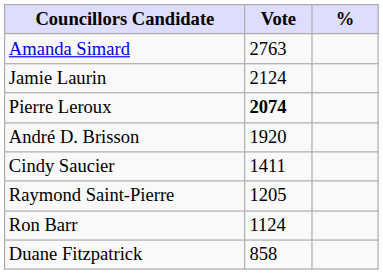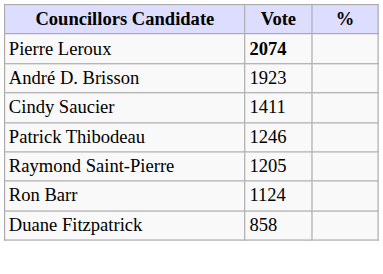- row: (69, 48)
- row: (58, 78)
(268, 136) 1920 -> (268, 78) 1923
+ row: (77, 136)
